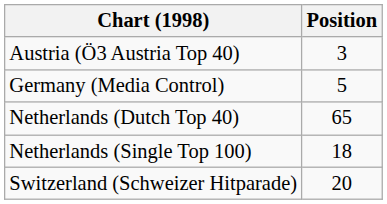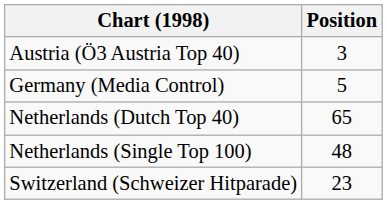(342, 150) 18 -> (342, 150) 48
(342, 183) 20 -> (342, 183) 23
